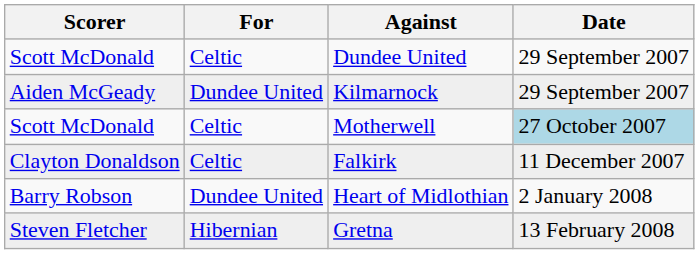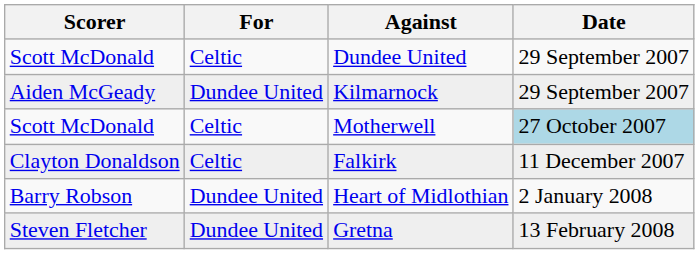(234, 230) Hibernian -> (256, 230) Dundee United
